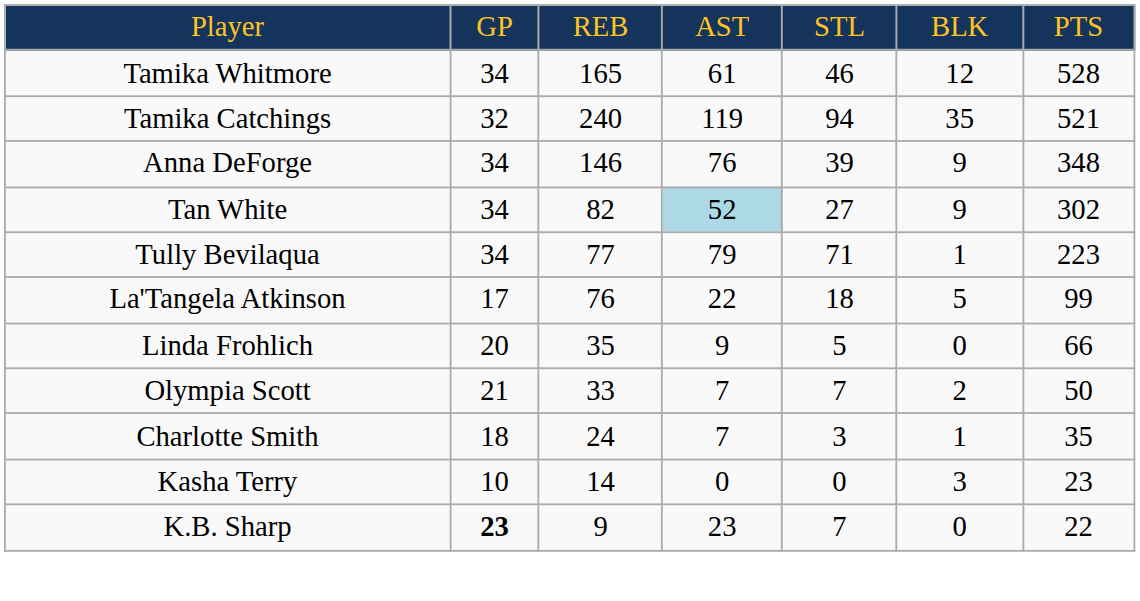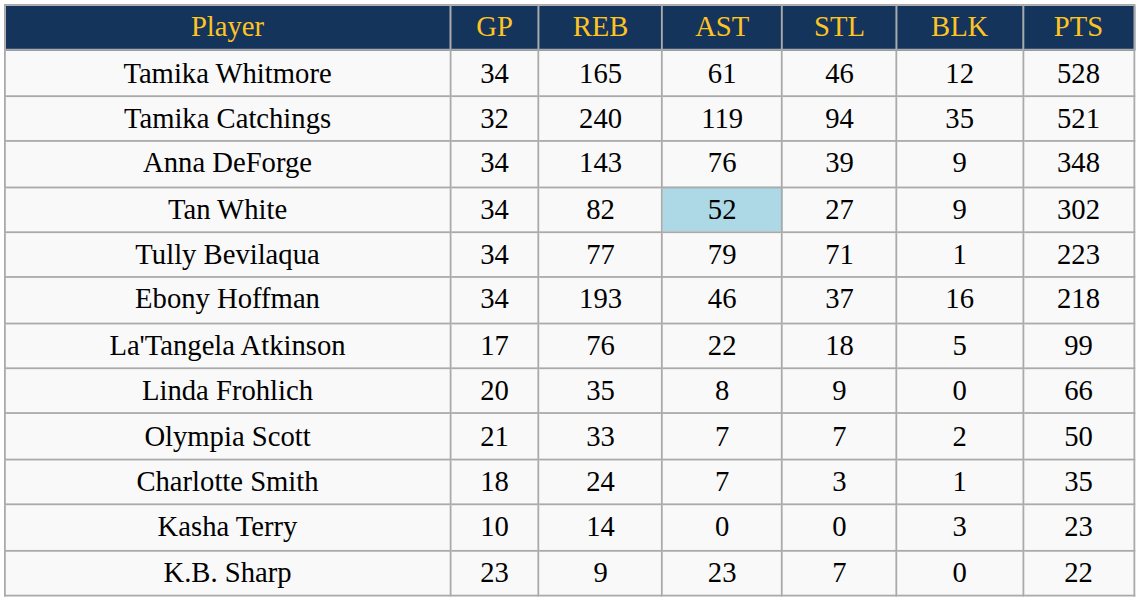(601, 163) 146 -> (601, 163) 143
+ row: (228, 299)
(722, 345) 9 -> (722, 390) 8
(840, 345) 5 -> (840, 390) 9
(495, 526) bold -> (495, 572) normal
